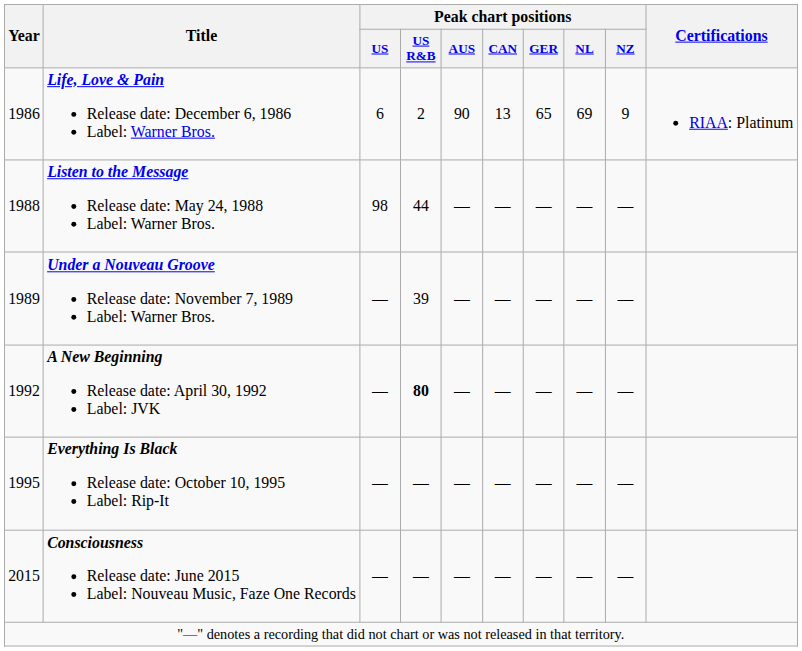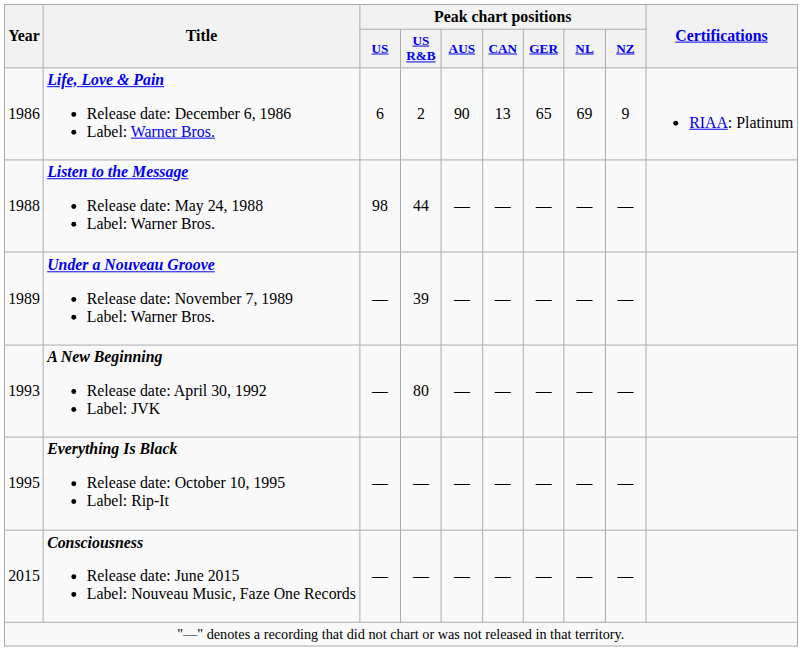(24, 391) 1992 -> (24, 391) 1993
(421, 391) bold -> (421, 391) normal
